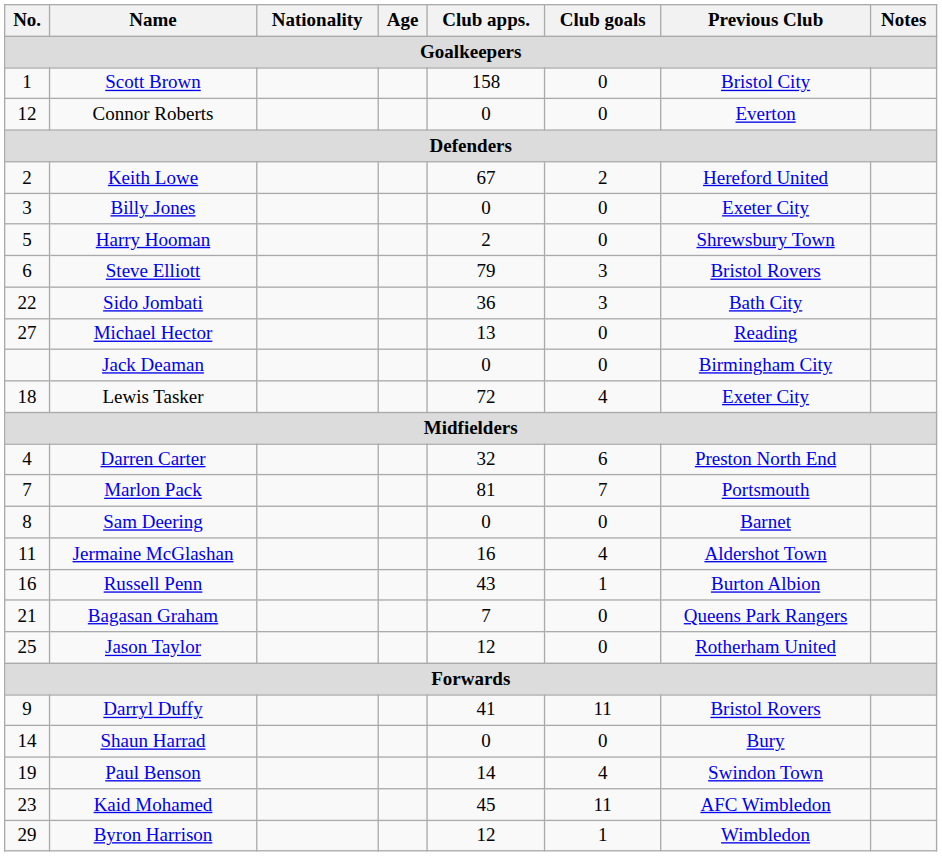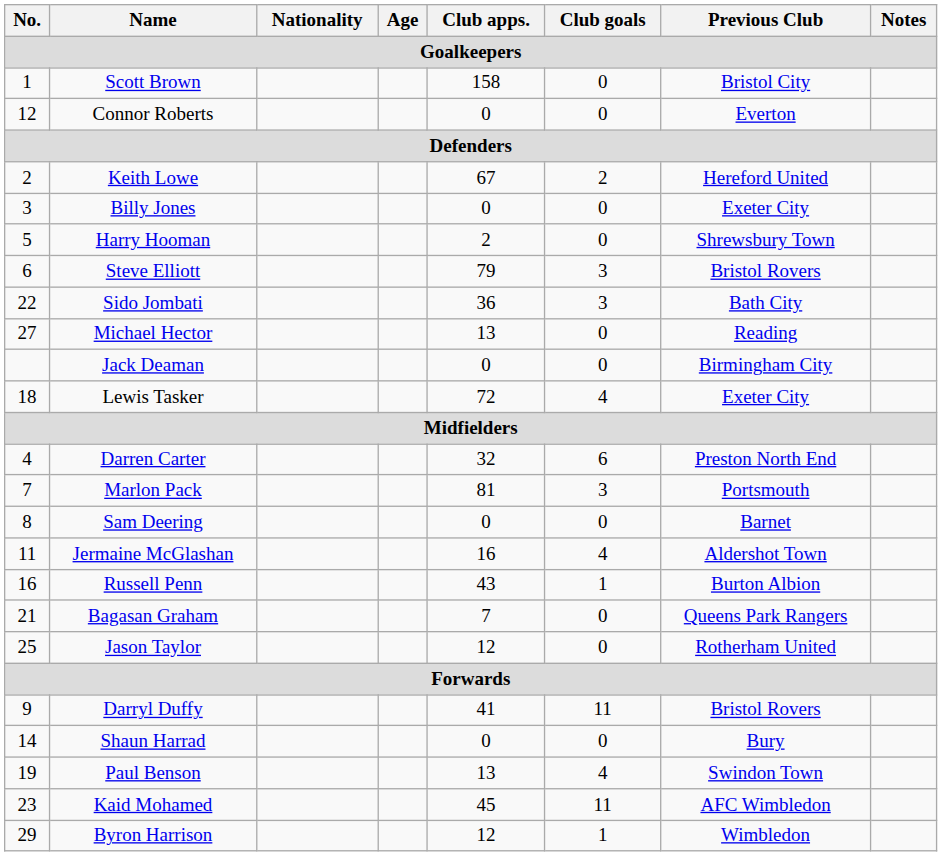(603, 490) 7 -> (603, 490) 3
(486, 772) 14 -> (486, 772) 13
